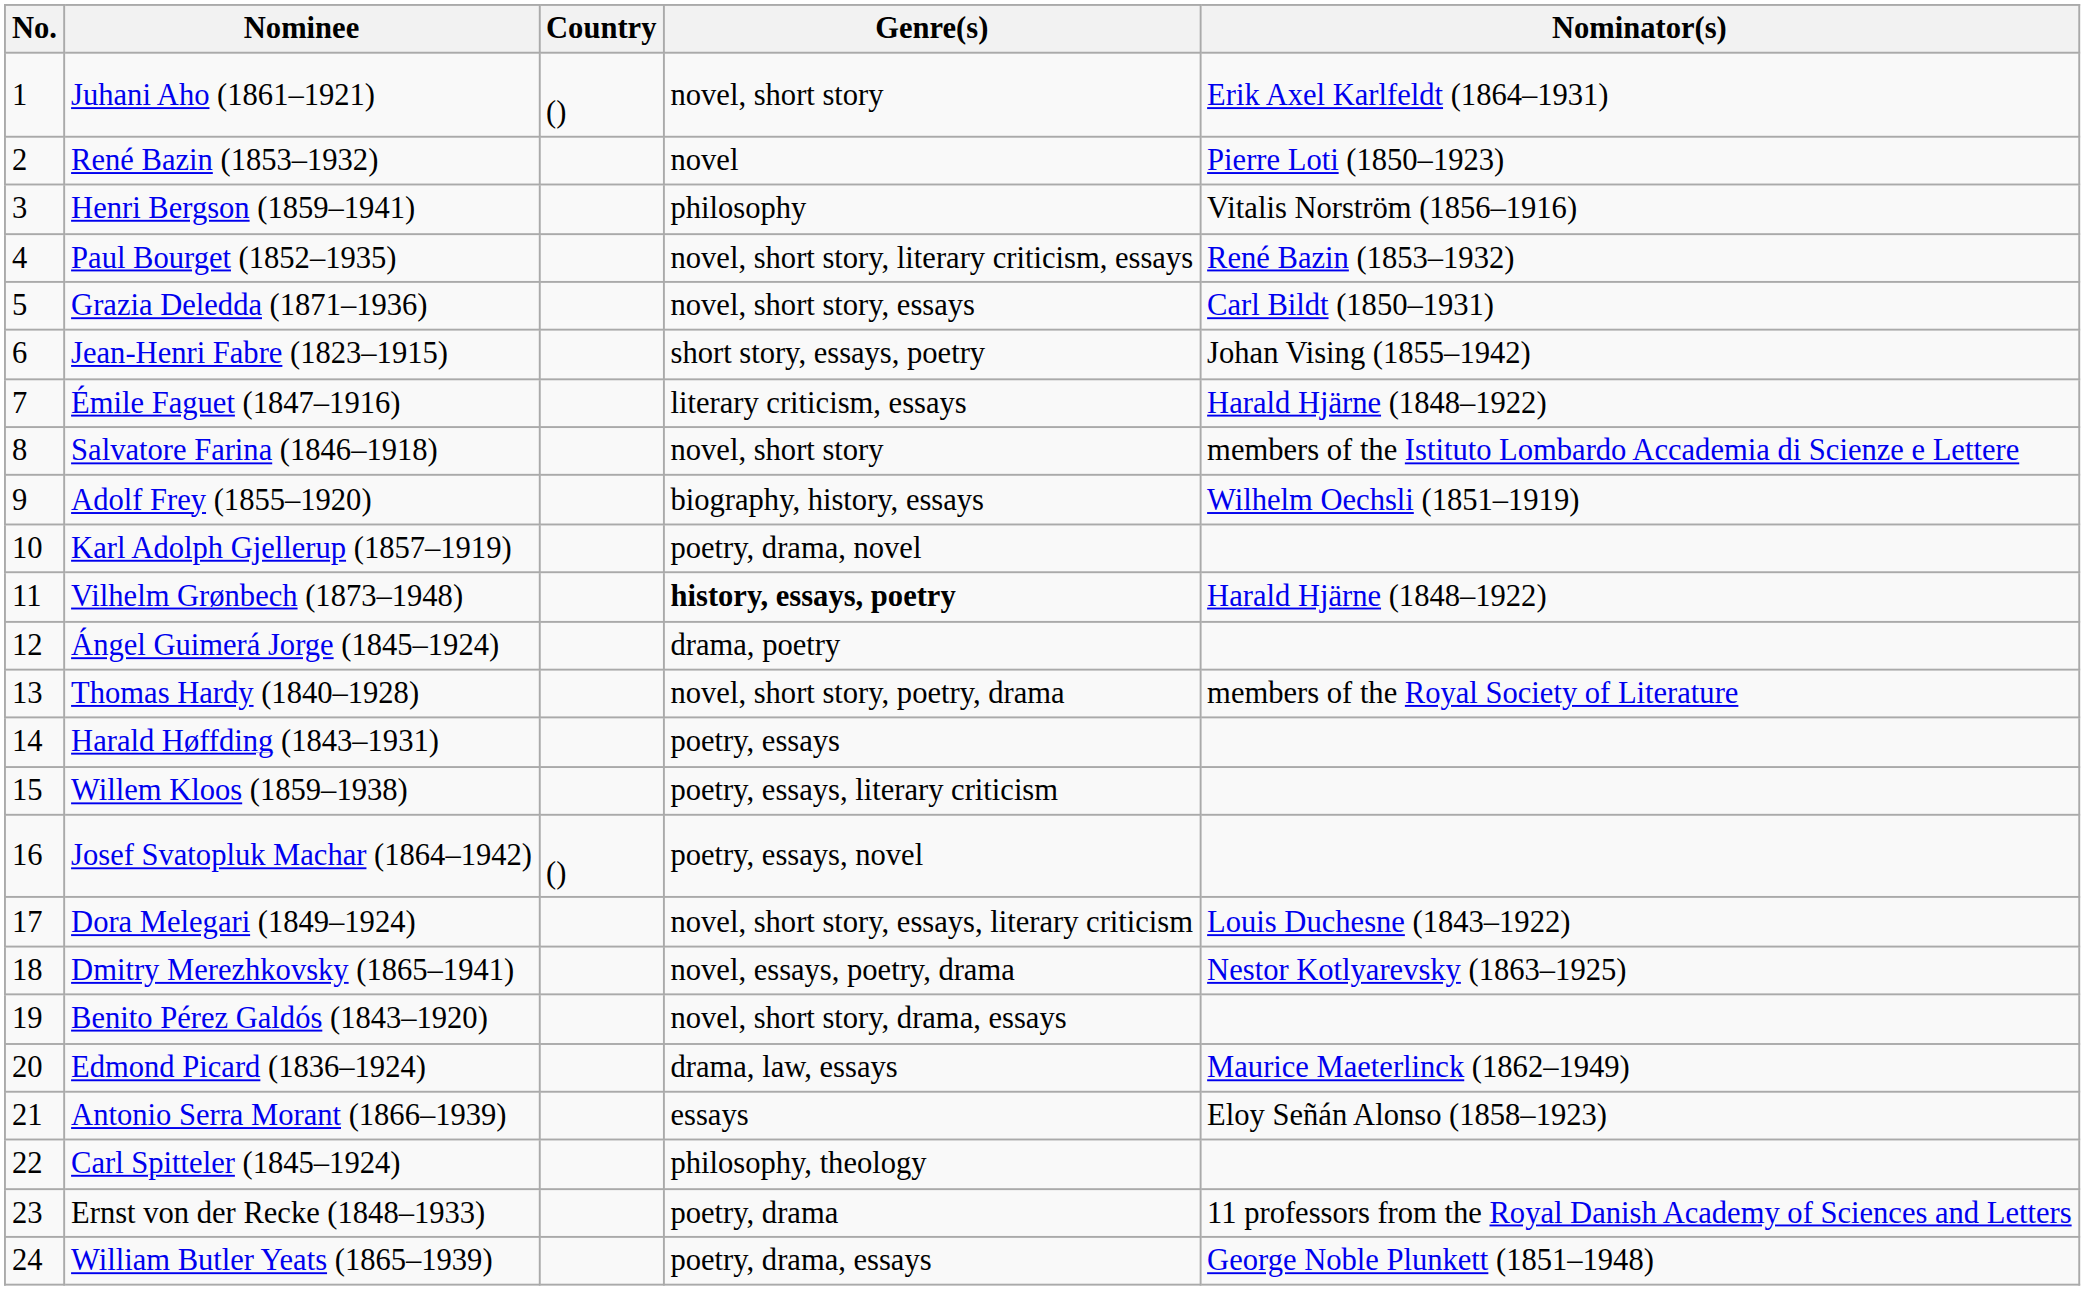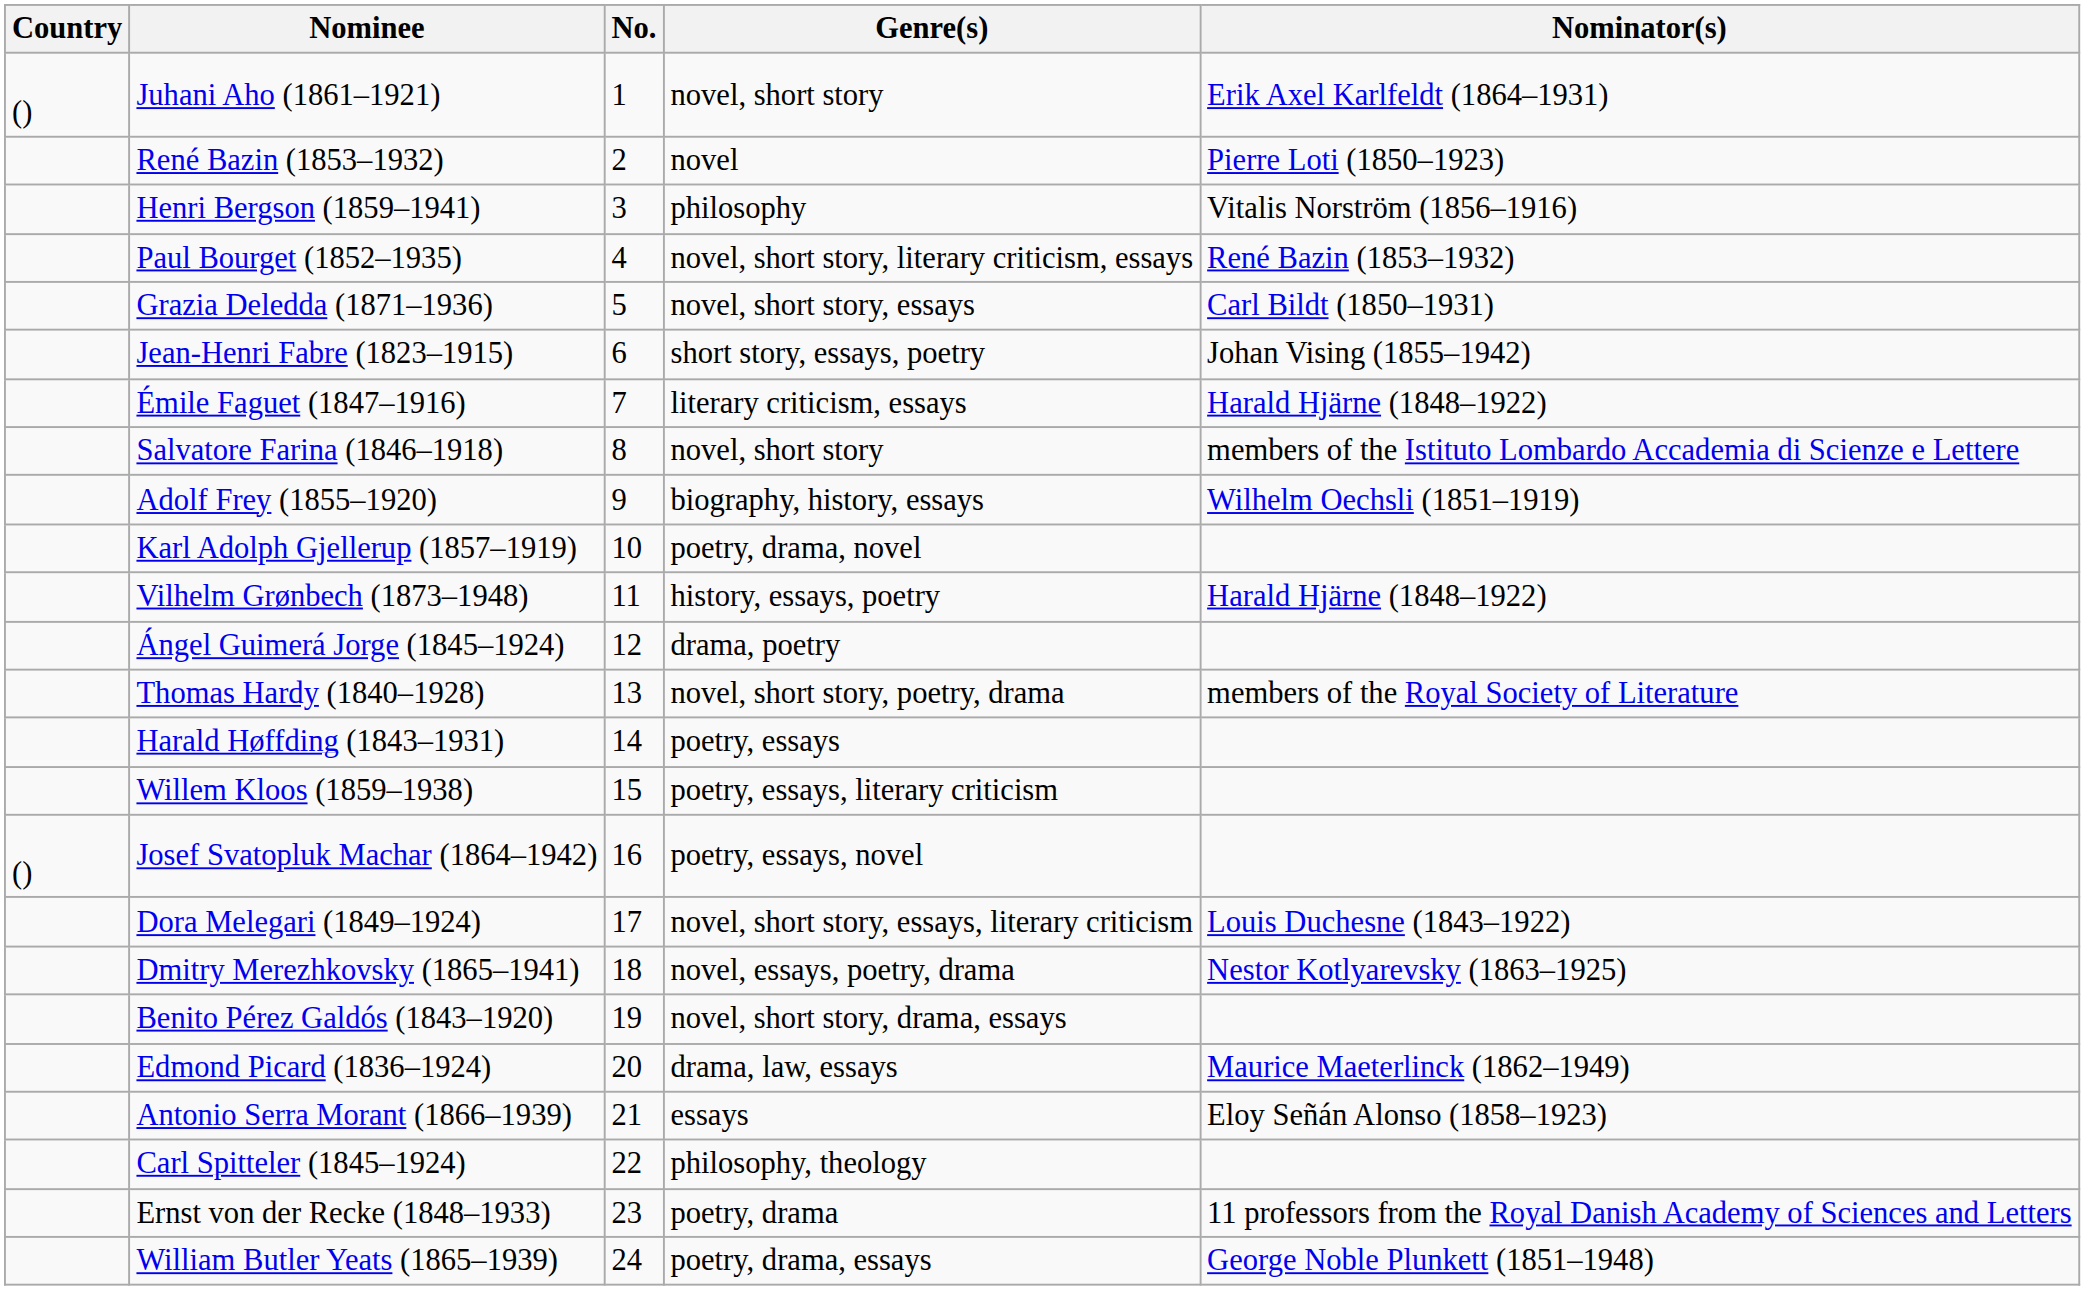columns swapped: (35, 28) <-> (601, 28)
(813, 596) bold -> (805, 596) normal
